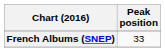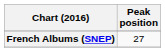(139, 39) 33 -> (139, 39) 27
